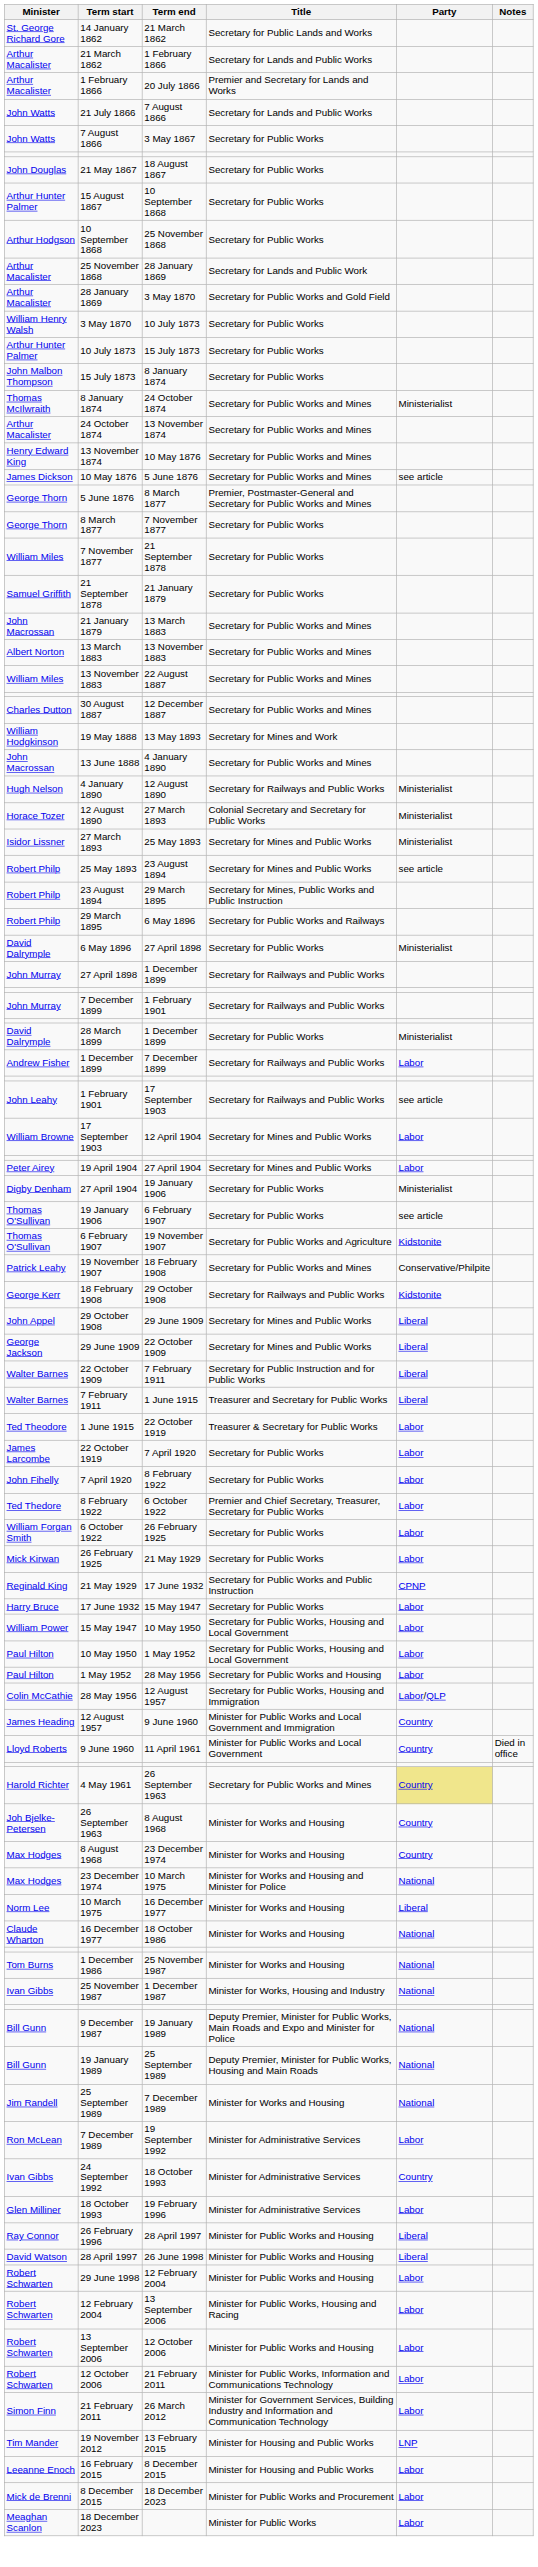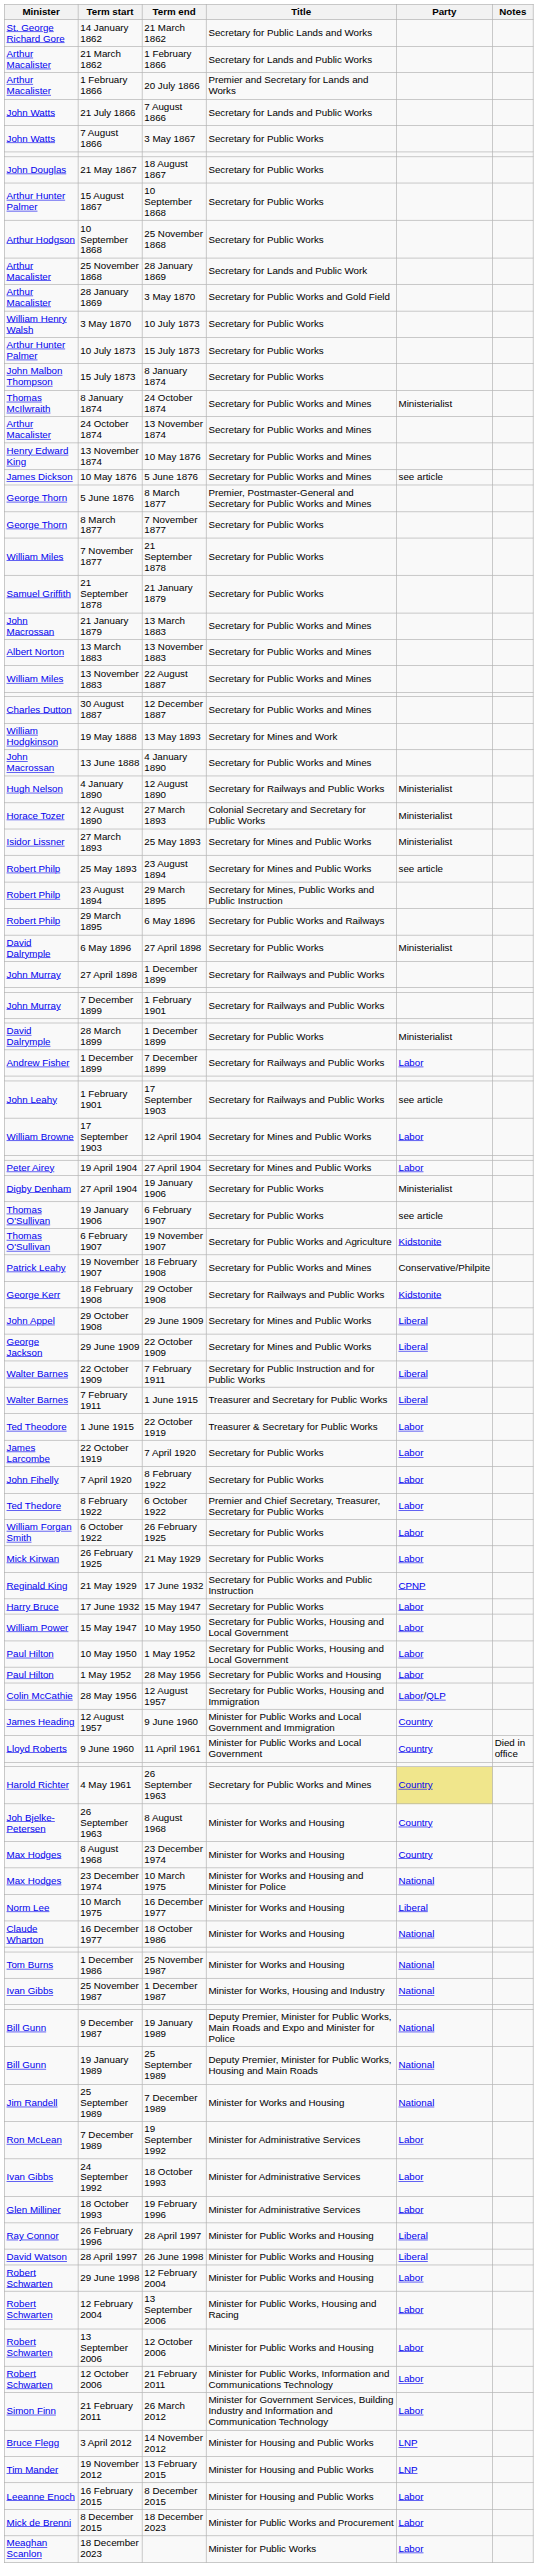(416, 2177) Country -> (411, 2177) Labor
+ row: (106, 2443)
